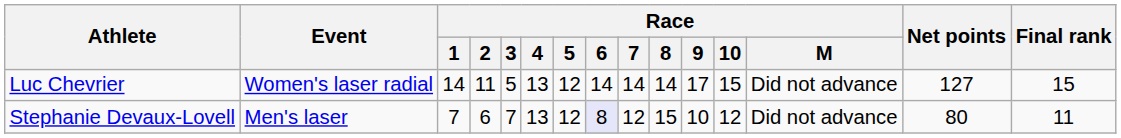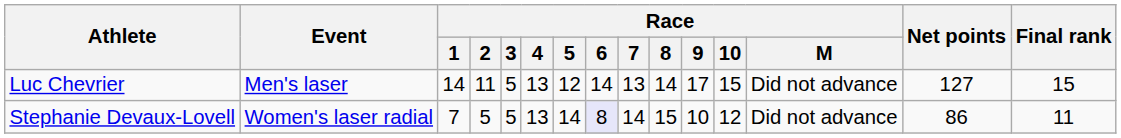(339, 85) Women's laser radial -> (296, 85) Men's laser
(634, 85) 14 -> (634, 85) 13
(296, 117) Men's laser -> (339, 117) Women's laser radial
(485, 117) 6 -> (485, 117) 5
(511, 117) 7 -> (511, 117) 5
(569, 117) 12 -> (569, 117) 14
(634, 117) 12 -> (634, 117) 14
(957, 117) 80 -> (957, 117) 86
